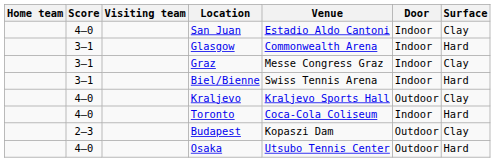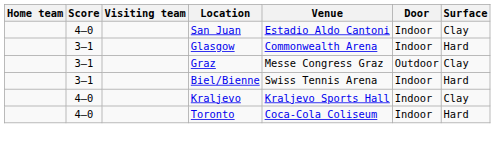(414, 64) Indoor -> (417, 64) Outdoor
(417, 98) Outdoor -> (414, 98) Indoor
- row: (216, 132)
- row: (206, 148)
